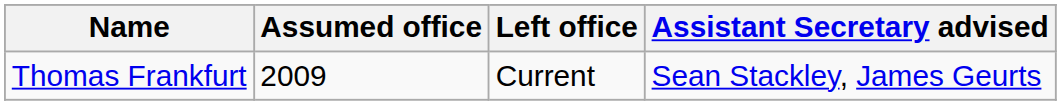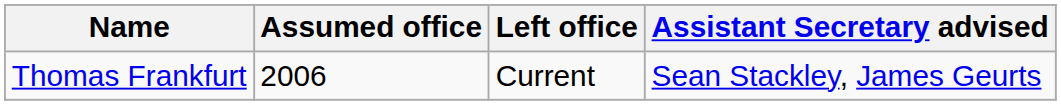(293, 75) 2009 -> (293, 75) 2006
